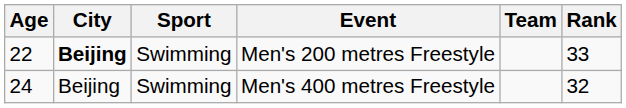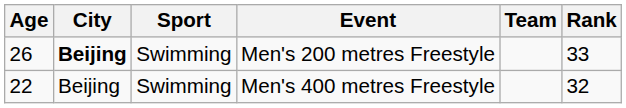(21, 53) 22 -> (21, 53) 26
(21, 86) 24 -> (21, 86) 22
